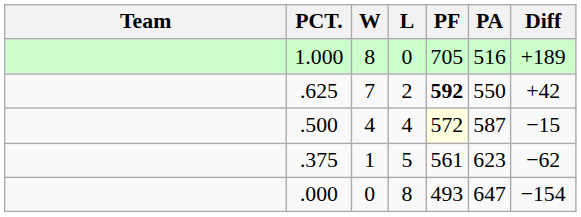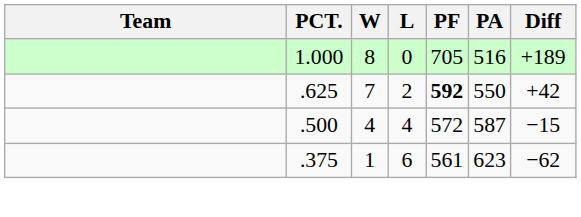(447, 125) lightyellow background -> (447, 125) no background
(407, 159) 5 -> (407, 159) 6
- row: (319, 194)
